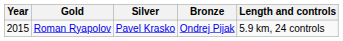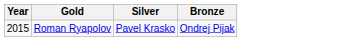- column: (288, 12)
